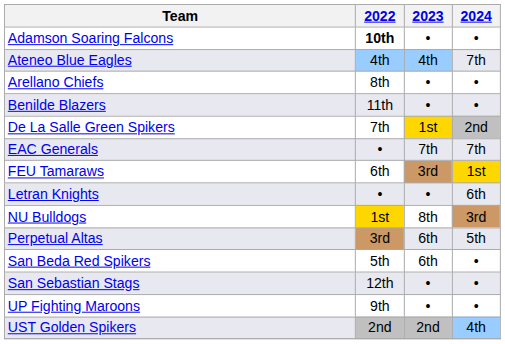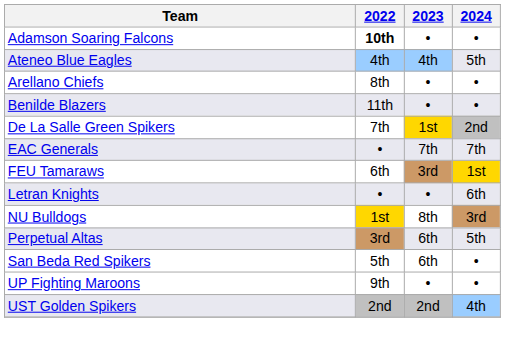(476, 61) 7th -> (476, 61) 5th
- row: (74, 284)
